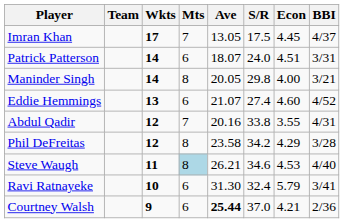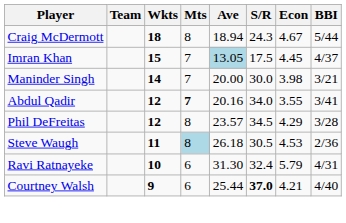+ row: (55, 36)
(152, 36) 17 -> (154, 57) 15
(226, 36) no background -> (228, 57) lightblue background
- row: (53, 57)
(185, 79) 8 -> (188, 79) 7
(226, 79) 20.05 -> (228, 79) 20.00
(259, 79) 29.8 -> (261, 79) 30.0
(289, 79) 4.00 -> (291, 79) 3.98
- row: (54, 100)
(185, 121) normal -> (188, 100) bold
(259, 121) 33.8 -> (261, 100) 34.0
(324, 121) 4/31 -> (326, 100) 3/41
(226, 143) 23.58 -> (228, 121) 23.57
(259, 143) 34.2 -> (261, 121) 34.5
(226, 164) 26.21 -> (228, 143) 26.18
(259, 164) 34.6 -> (261, 143) 30.5
(324, 164) 4/40 -> (326, 143) 2/36
(324, 185) 3/41 -> (326, 164) 4/31
(226, 206) bold -> (228, 185) normal
(259, 206) normal -> (261, 185) bold
(324, 206) 2/36 -> (326, 185) 4/40
